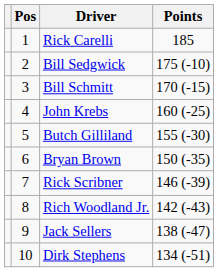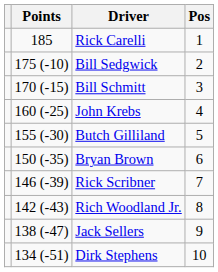columns swapped: (25, 16) <-> (183, 16)
